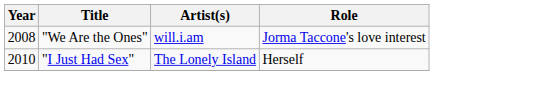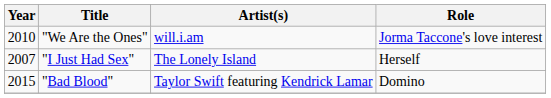(22, 37) 2008 -> (22, 37) 2010
(22, 59) 2010 -> (22, 59) 2007
+ row: (78, 81)
